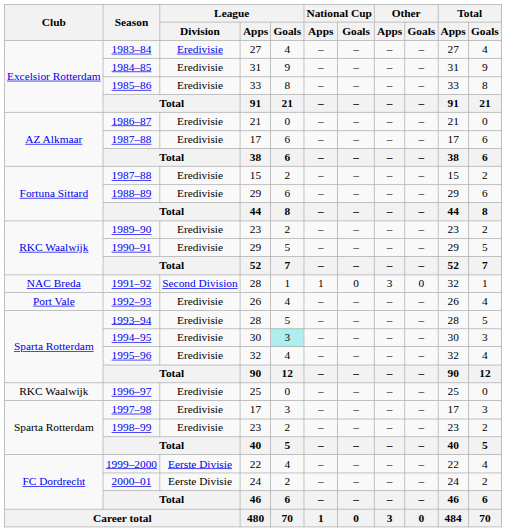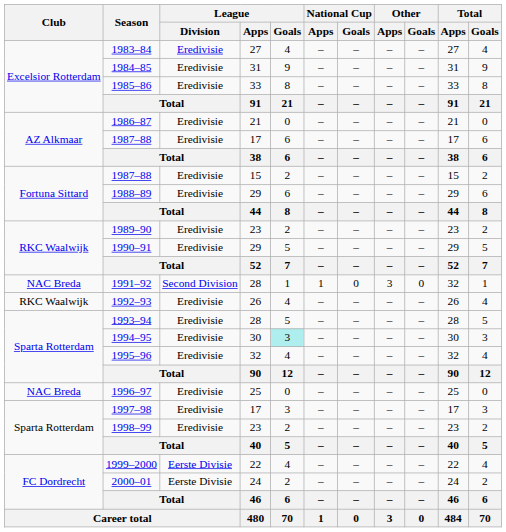(54, 301) Port Vale -> (54, 301) RKC Waalwijk
(54, 391) RKC Waalwijk -> (54, 391) NAC Breda
